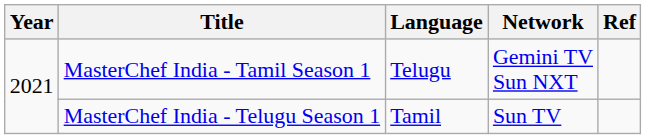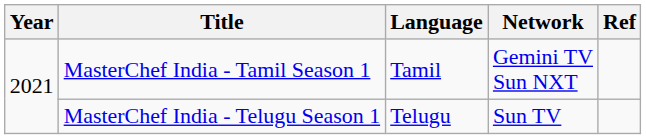(421, 68) Telugu -> (416, 68) Tamil
(416, 116) Tamil -> (421, 116) Telugu
